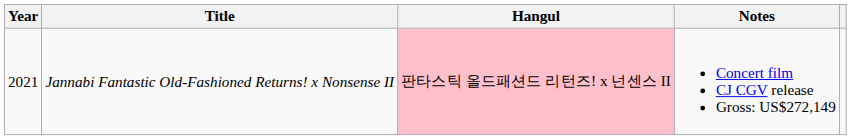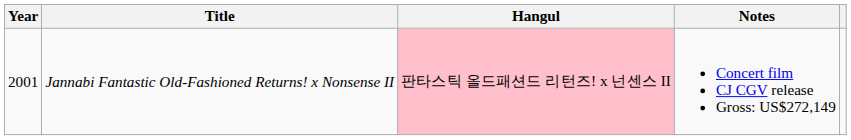(23, 81) 2021 -> (23, 81) 2001
